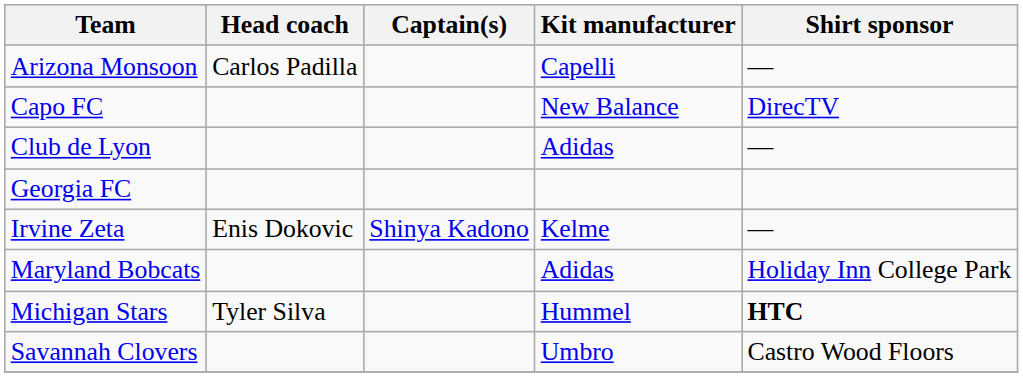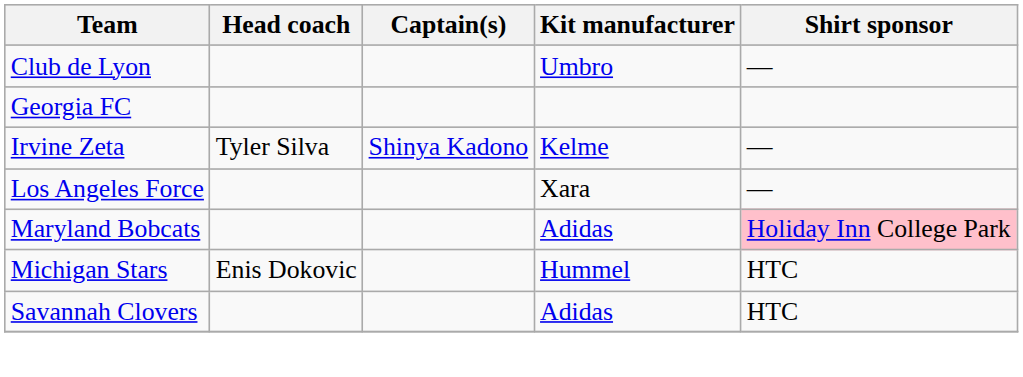- row: (104, 65)
- row: (57, 106)
(577, 147) Adidas -> (577, 65) Umbro
(283, 229) Enis Dokovic -> (272, 147) Tyler Silva
+ row: (107, 188)
(879, 270) no background -> (879, 229) pink background
(269, 310) Tyler Silva -> (286, 270) Enis Dokovic
(775, 310) bold -> (773, 270) normal
(577, 351) Umbro -> (577, 310) Adidas
(851, 351) Castro Wood Floors -> (773, 310) HTC
